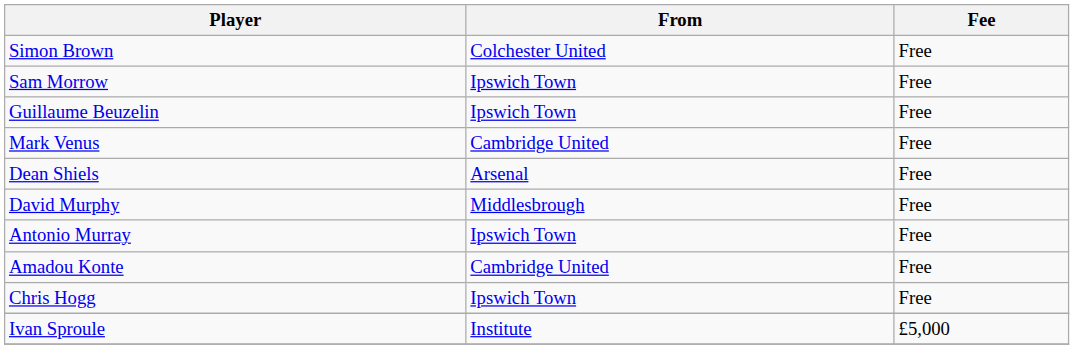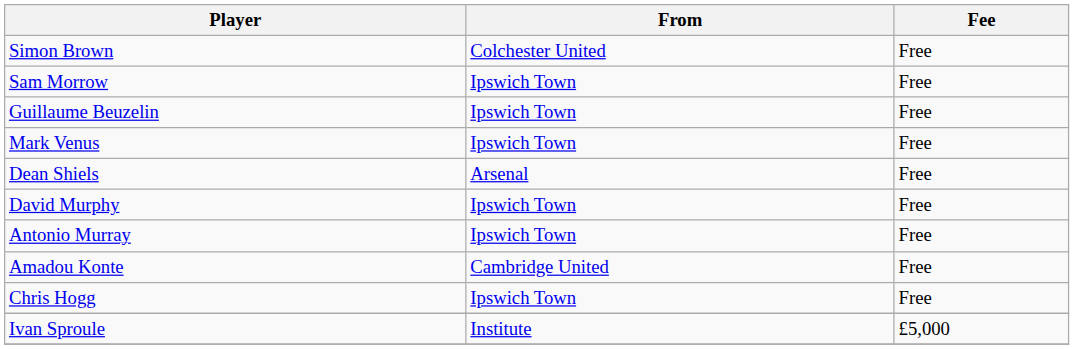(540, 143) Cambridge United -> (523, 143) Ipswich Town
(527, 205) Middlesbrough -> (523, 205) Ipswich Town
